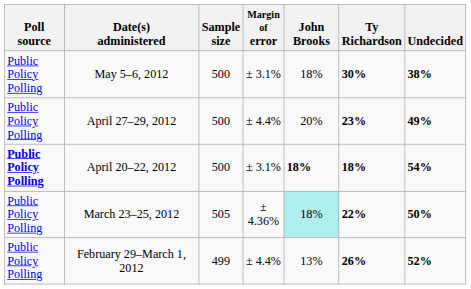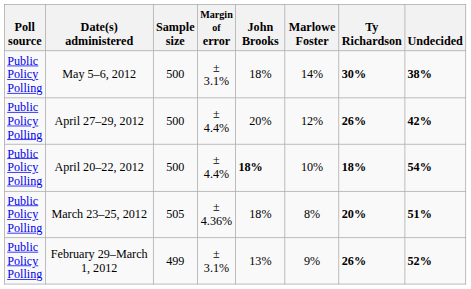+ column: (312, 34)
(354, 121) 23% -> (354, 121) 26%
(420, 121) 49% -> (420, 121) 42%
(25, 167) bold -> (25, 167) normal
(263, 167) ± 3.1% -> (216, 167) ± 4.4%
(311, 214) paleturquoise background -> (260, 214) no background
(354, 214) 22% -> (354, 214) 20%
(420, 214) 50% -> (420, 214) 51%
(263, 261) ± 4.4% -> (216, 261) ± 3.1%
